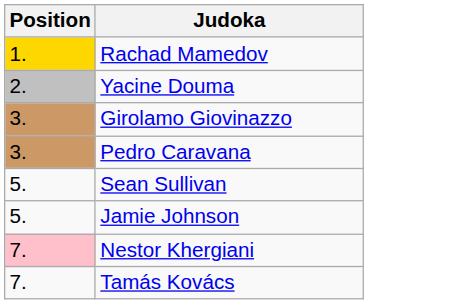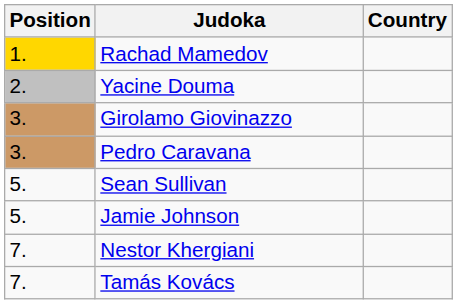+ column: (407, 20)
(18, 250) pink background -> (18, 250) no background
